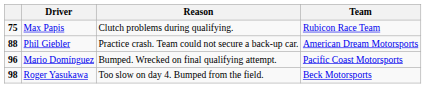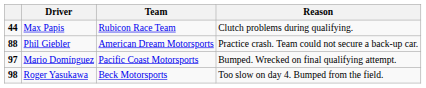columns swapped: (361, 12) <-> (198, 12)
(13, 28) 75 -> (13, 28) 44
(13, 59) 96 -> (13, 59) 97
